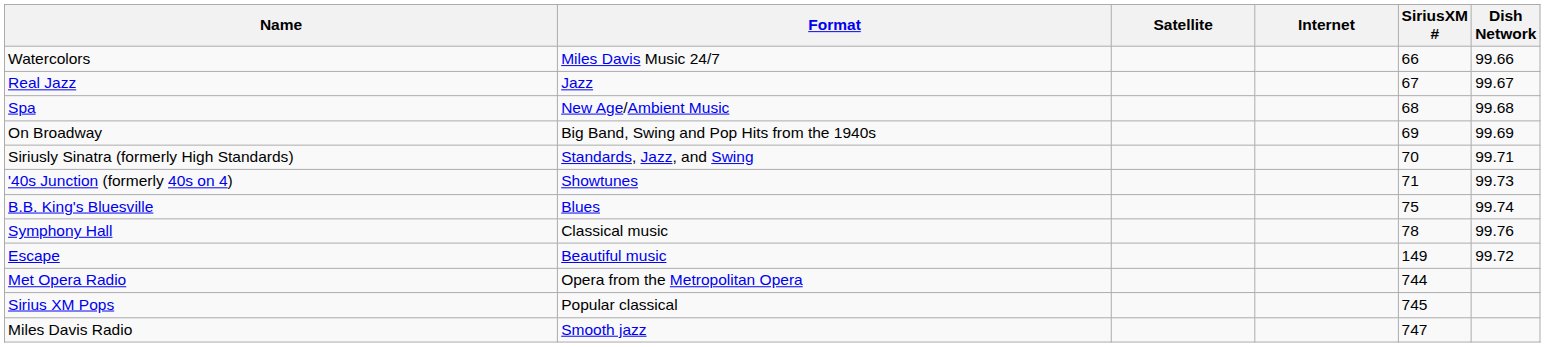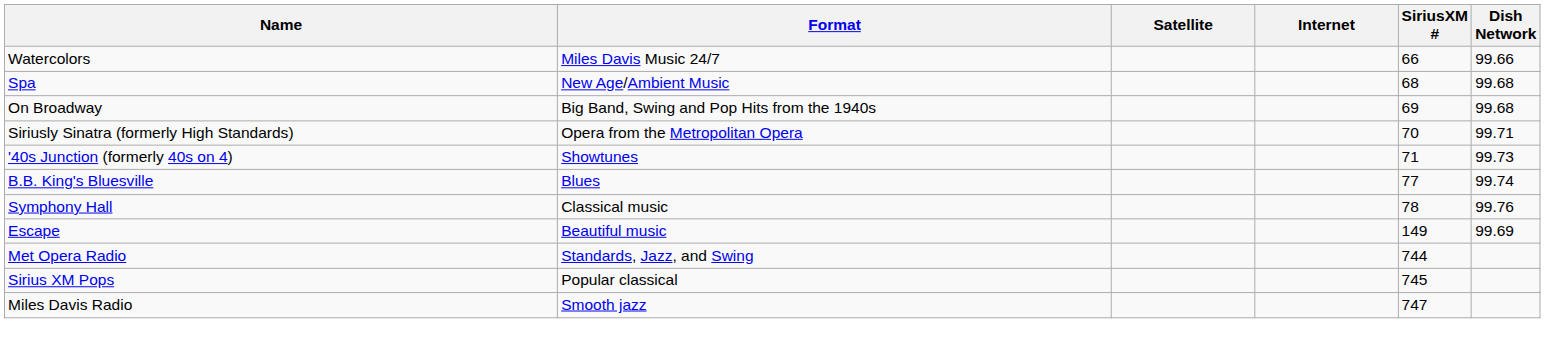- row: (42, 83)
(1495, 132) 99.69 -> (1495, 108) 99.68
(657, 157) Standards, Jazz, and Swing -> (682, 132) Opera from the Metropolitan Opera
(1410, 206) 75 -> (1410, 181) 77
(1495, 255) 99.72 -> (1495, 231) 99.69
(682, 280) Opera from the Metropolitan Opera -> (657, 255) Standards, Jazz, and Swing
